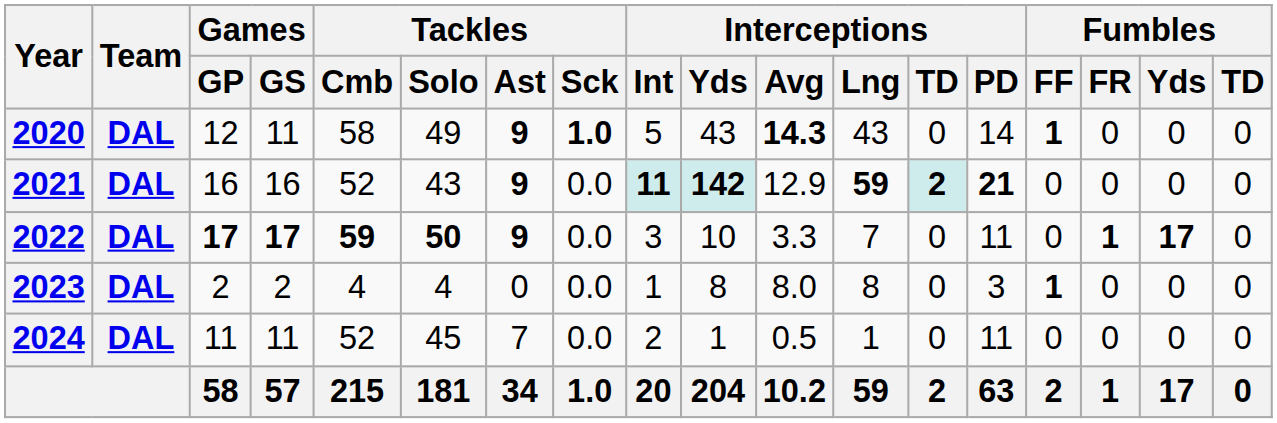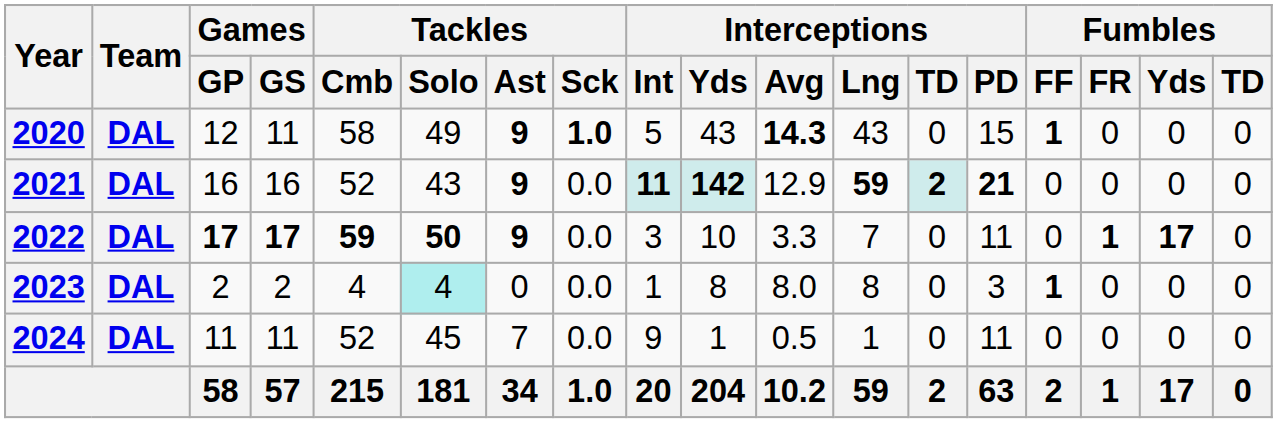(996, 133) 14 -> (996, 133) 15
(443, 287) no background -> (443, 287) paleturquoise background
(653, 339) 2 -> (653, 339) 9
